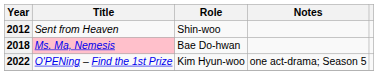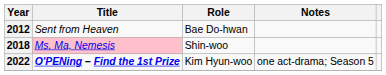(199, 29) Shin-woo -> (216, 29) Bae Do-hwan
(209, 45) Bae Do-hwan -> (206, 45) Shin-woo
(104, 62) normal -> (107, 62) bold
